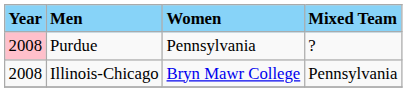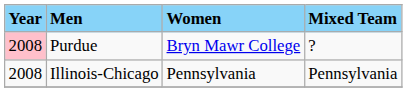(211, 45) Pennsylvania -> (233, 45) Bryn Mawr College
(233, 73) Bryn Mawr College -> (211, 73) Pennsylvania
